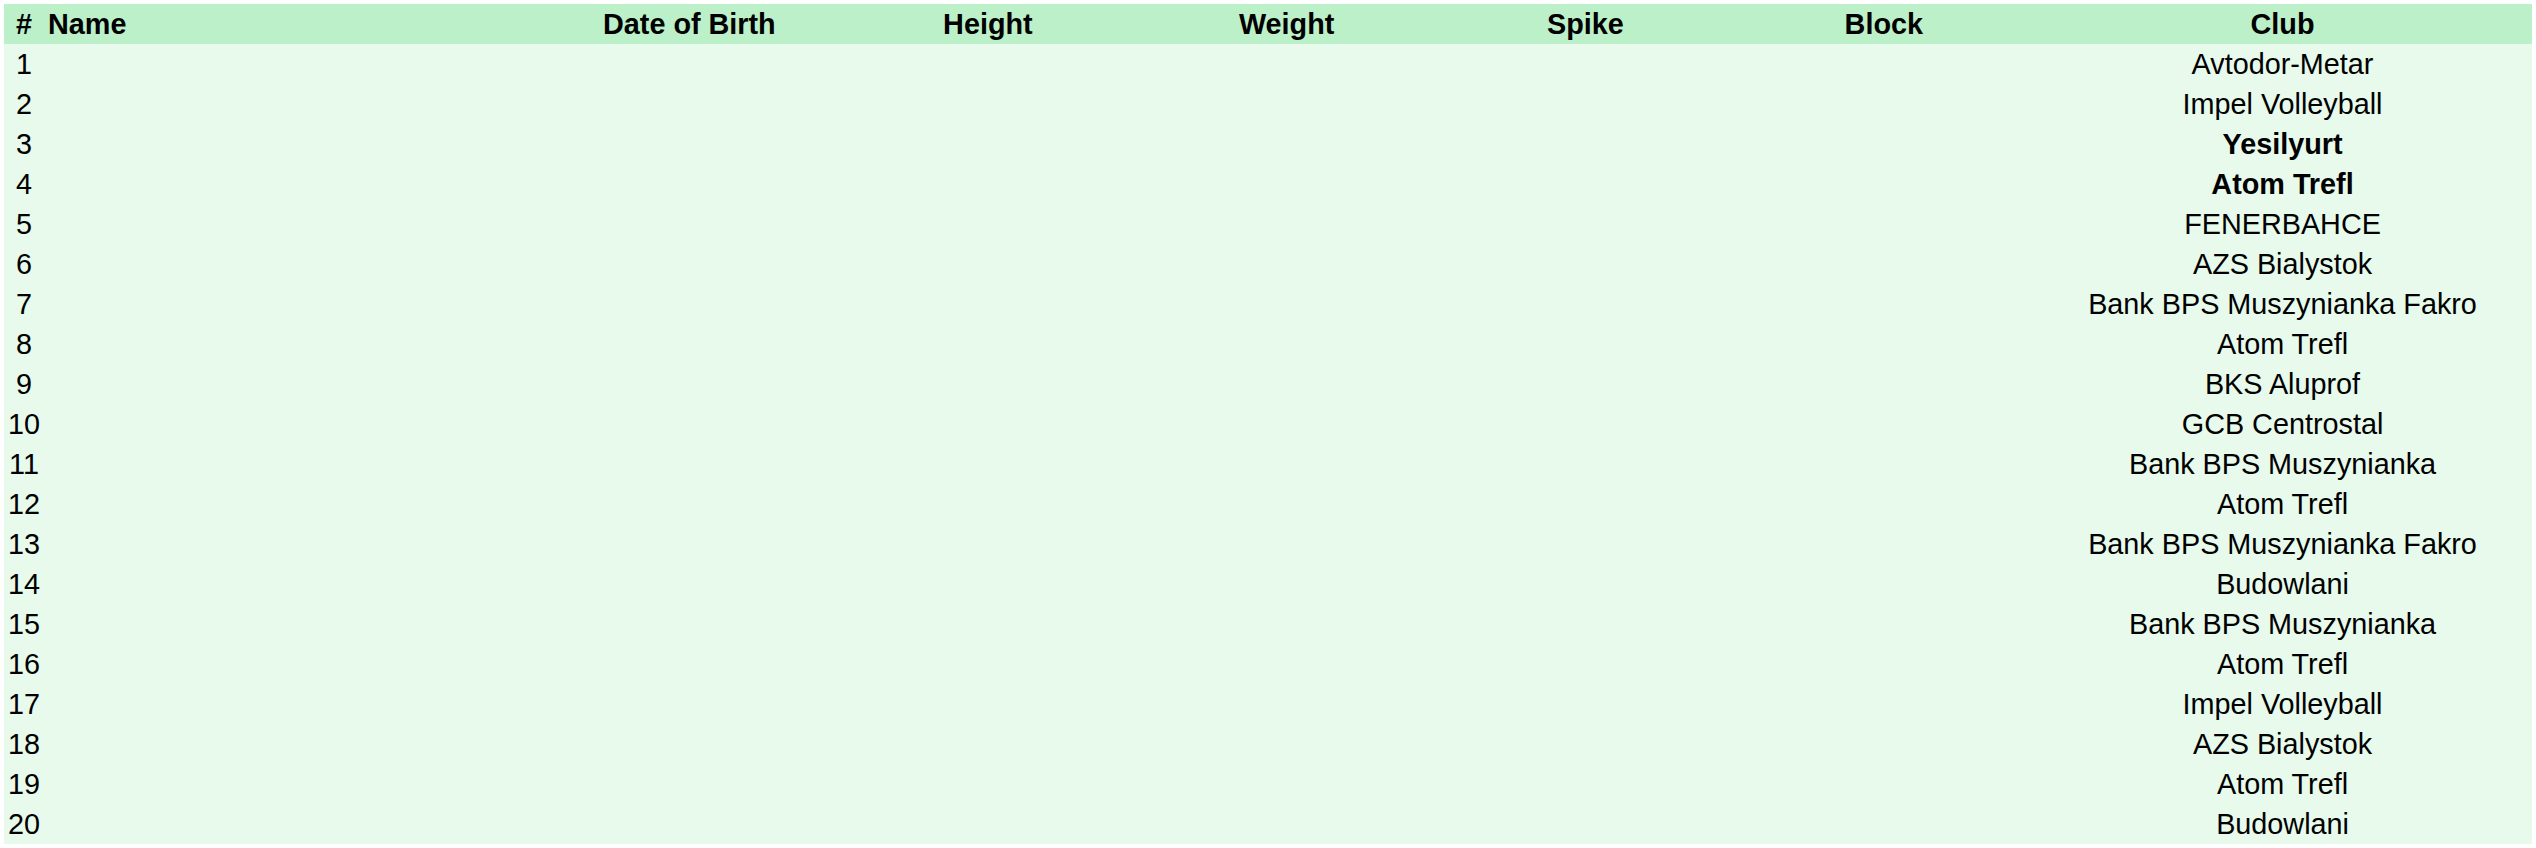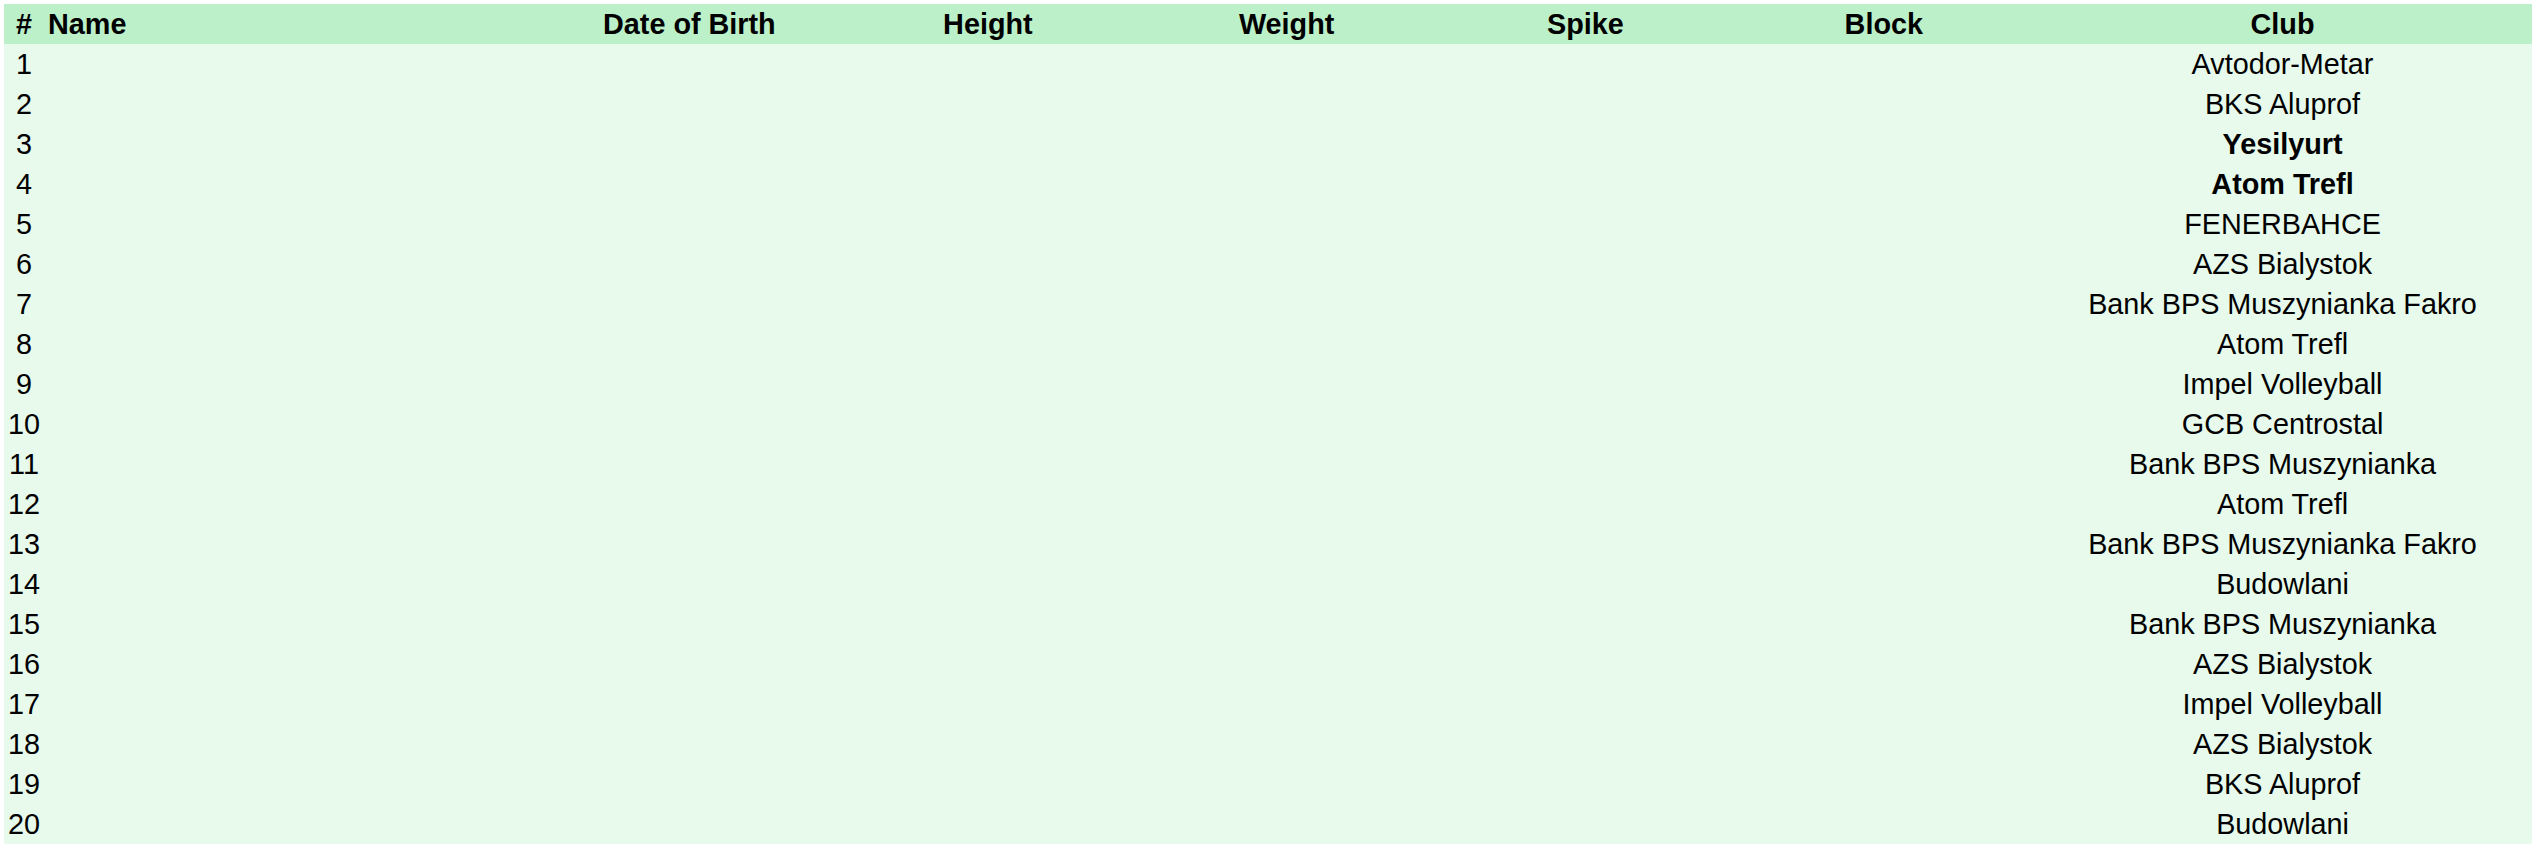(2283, 104) Impel Volleyball -> (2283, 104) BKS Aluprof
(2283, 384) BKS Aluprof -> (2283, 384) Impel Volleyball
(2283, 664) Atom Trefl -> (2283, 664) AZS Bialystok
(2283, 784) Atom Trefl -> (2283, 784) BKS Aluprof
